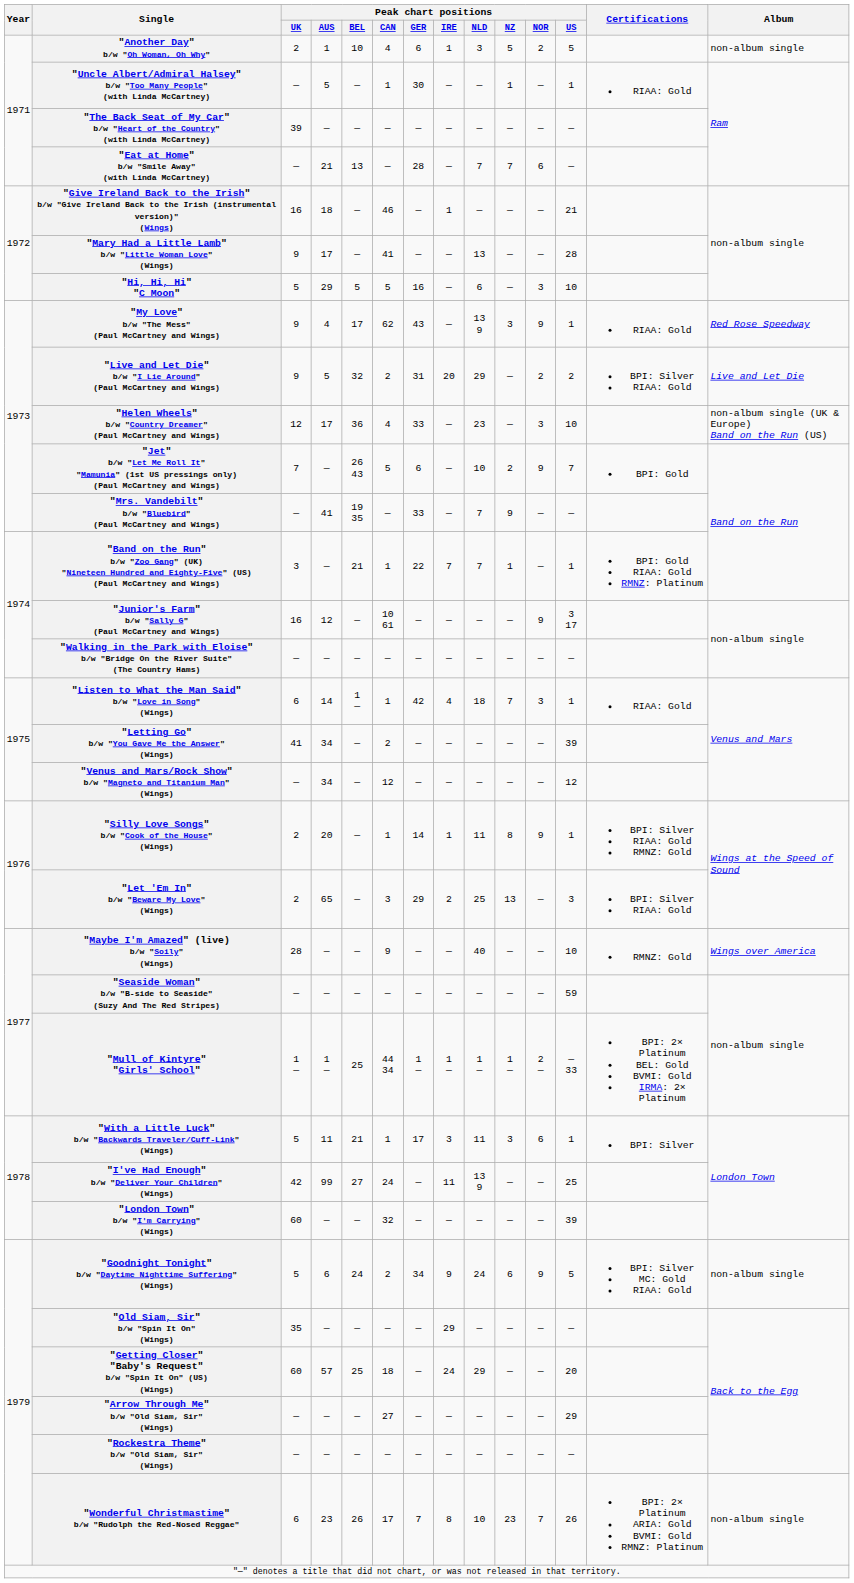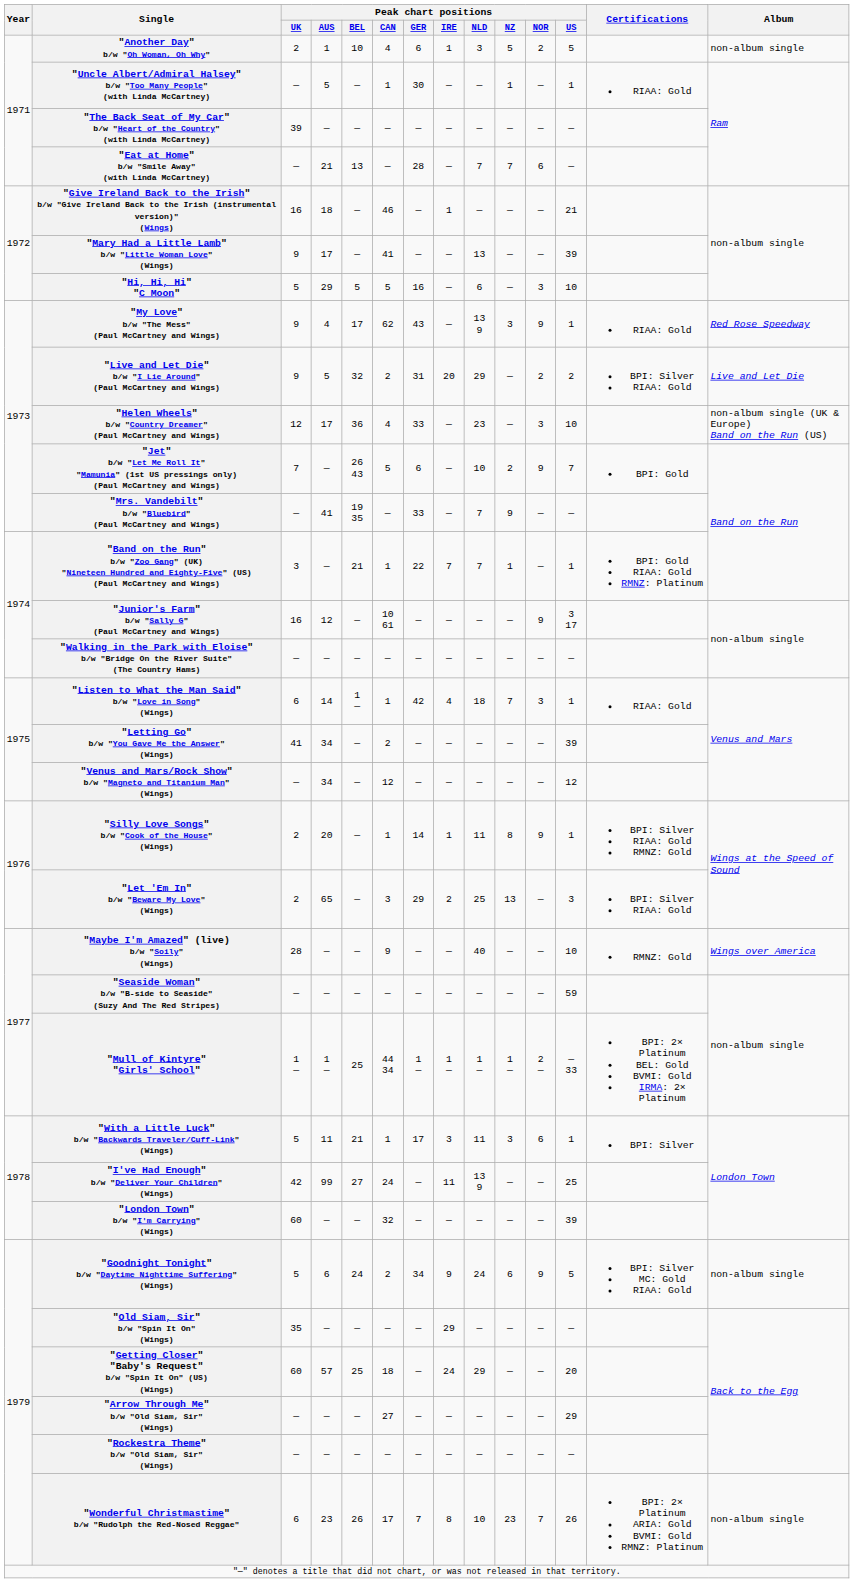(571, 254) 28 -> (571, 254) 39
